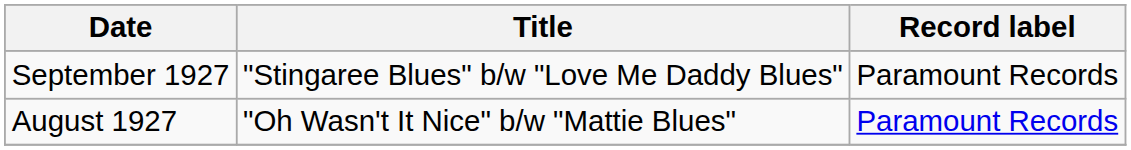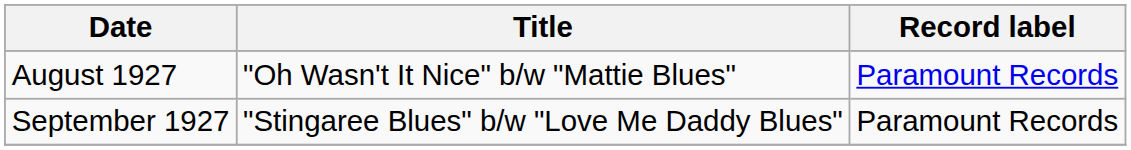rows swapped: (94, 121) <-> (121, 74)
